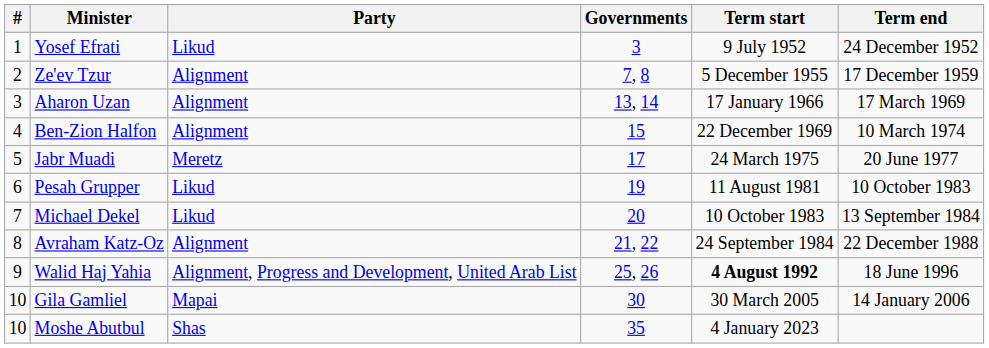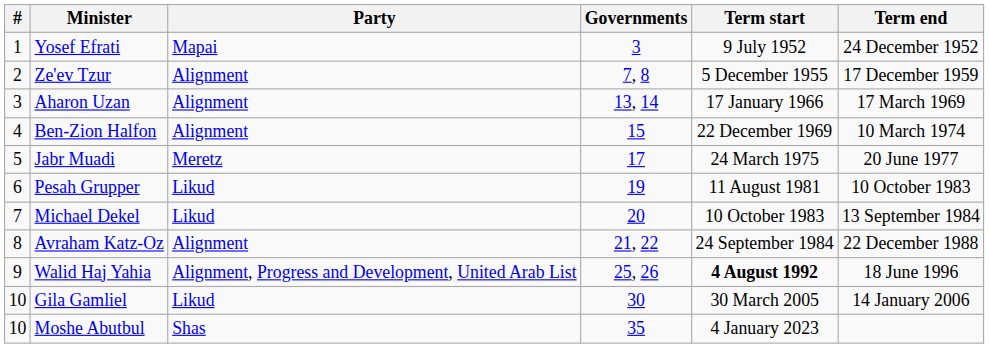(193, 46) Likud -> (195, 46) Mapai
(195, 300) Mapai -> (193, 300) Likud
